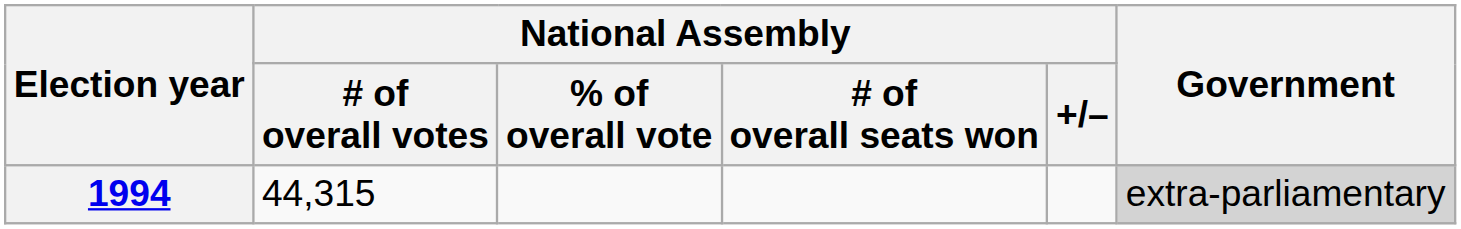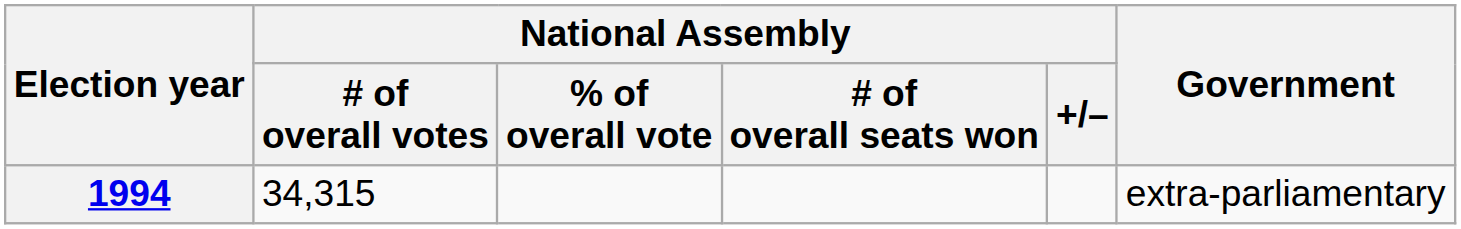(319, 193) 44,315 -> (319, 193) 34,315
(1286, 193) lightgrey background -> (1286, 193) no background
